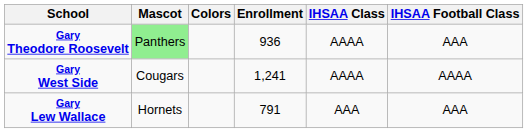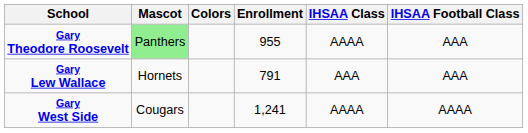(270, 41) 936 -> (270, 41) 955
rows swapped: (68, 110) <-> (68, 75)
